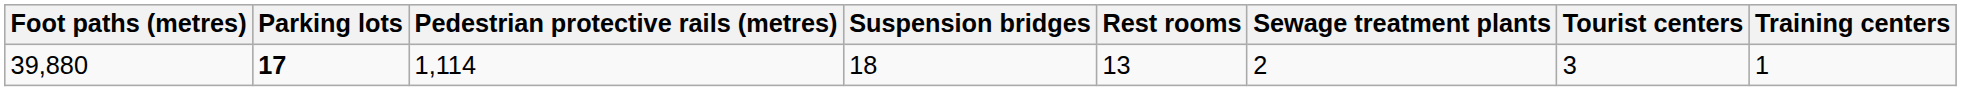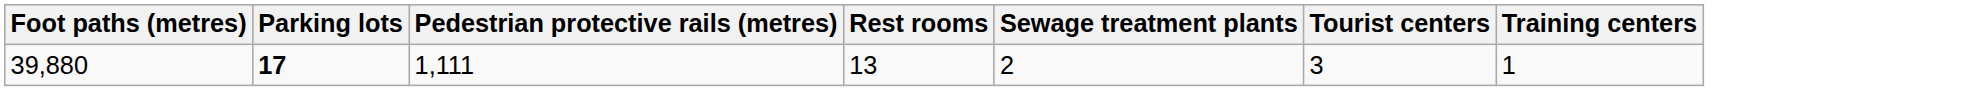- column: (970, 24)
(445, 64) 1,114 -> (444, 64) 1,111
